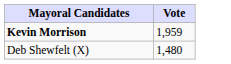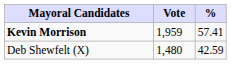+ column: (211, 13)
